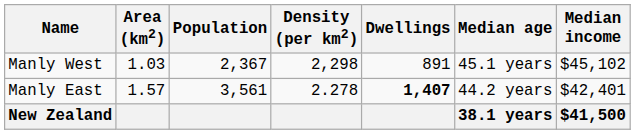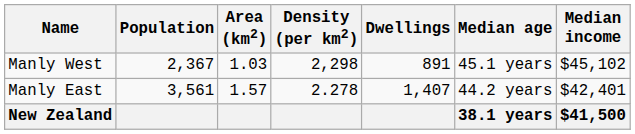columns swapped: (143, 29) <-> (220, 29)
(427, 91) bold -> (427, 91) normal
